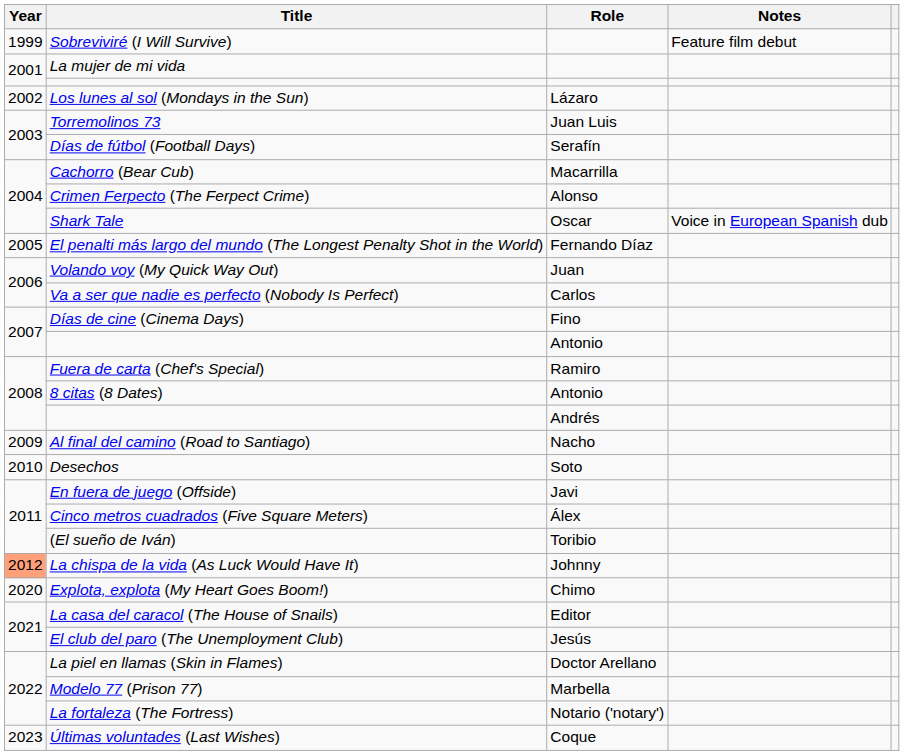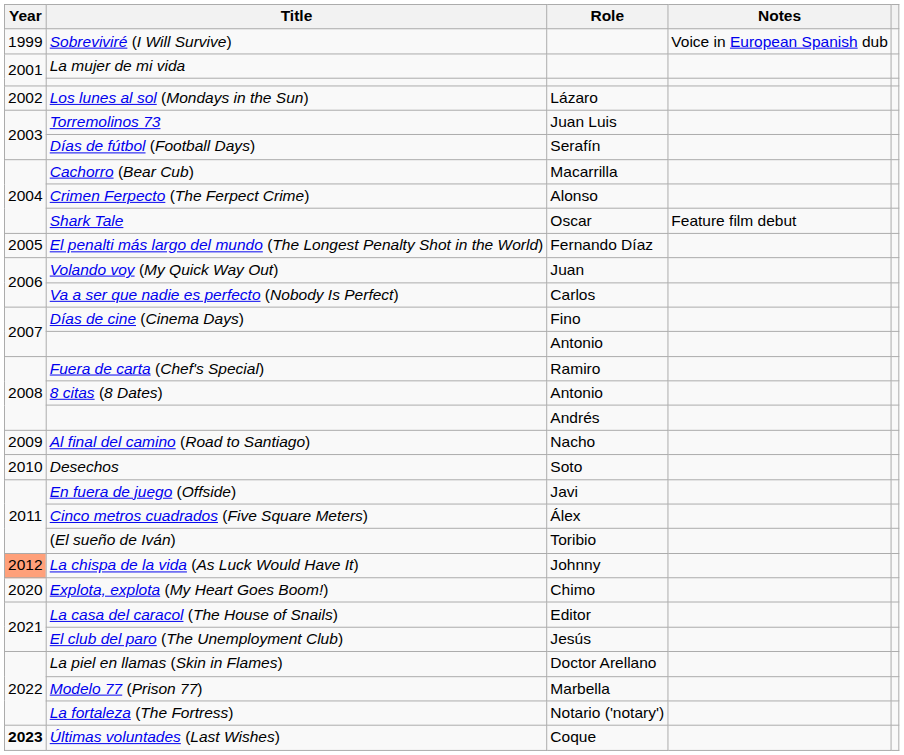(734, 41) Feature film debut -> (780, 41) Voice in European Spanish dub
(780, 220) Voice in European Spanish dub -> (734, 220) Feature film debut
(25, 737) normal -> (25, 737) bold
